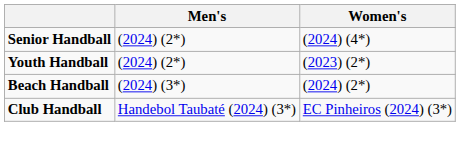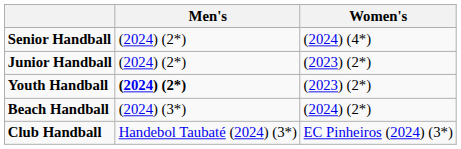+ row: (60, 62)
(152, 62) normal -> (152, 86) bold
